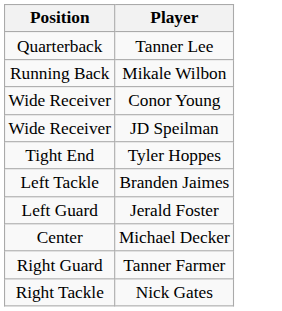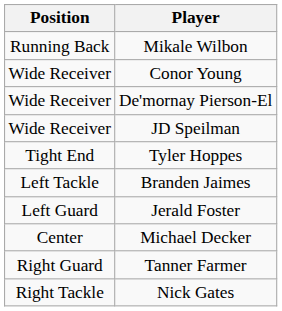- row: (174, 45)
+ row: (196, 100)
